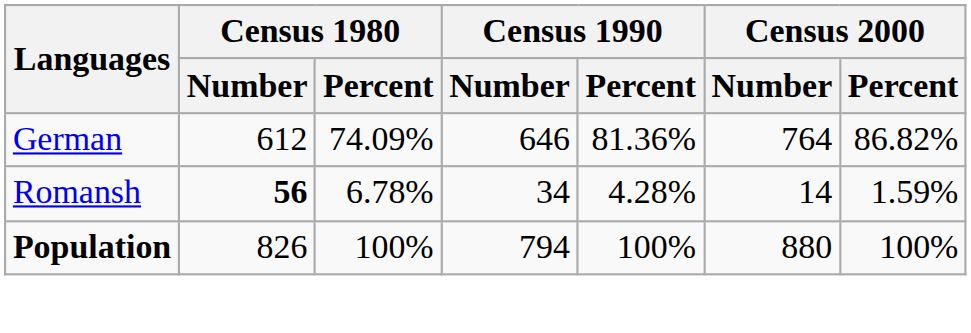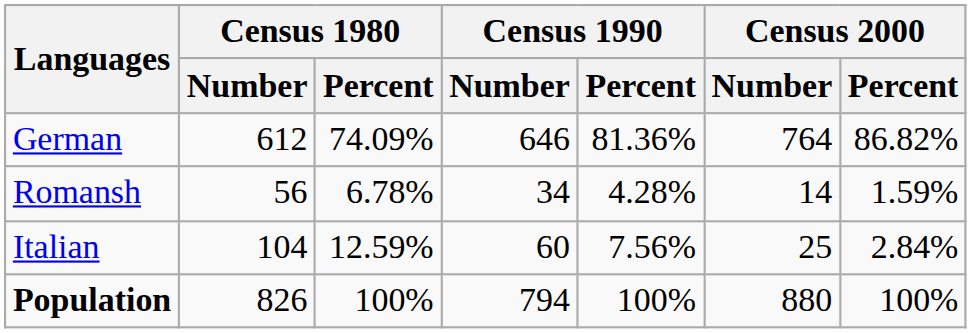(290, 192) bold -> (290, 192) normal
+ row: (56, 246)
